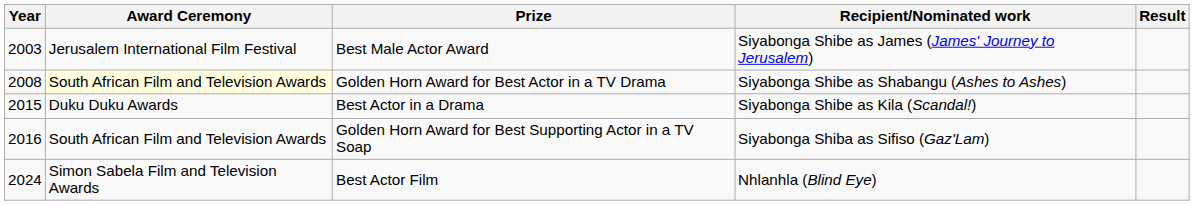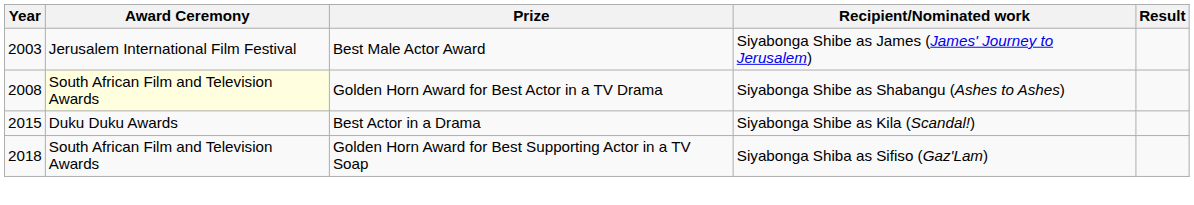(25, 138) 2016 -> (25, 155) 2018
- row: (387, 179)
